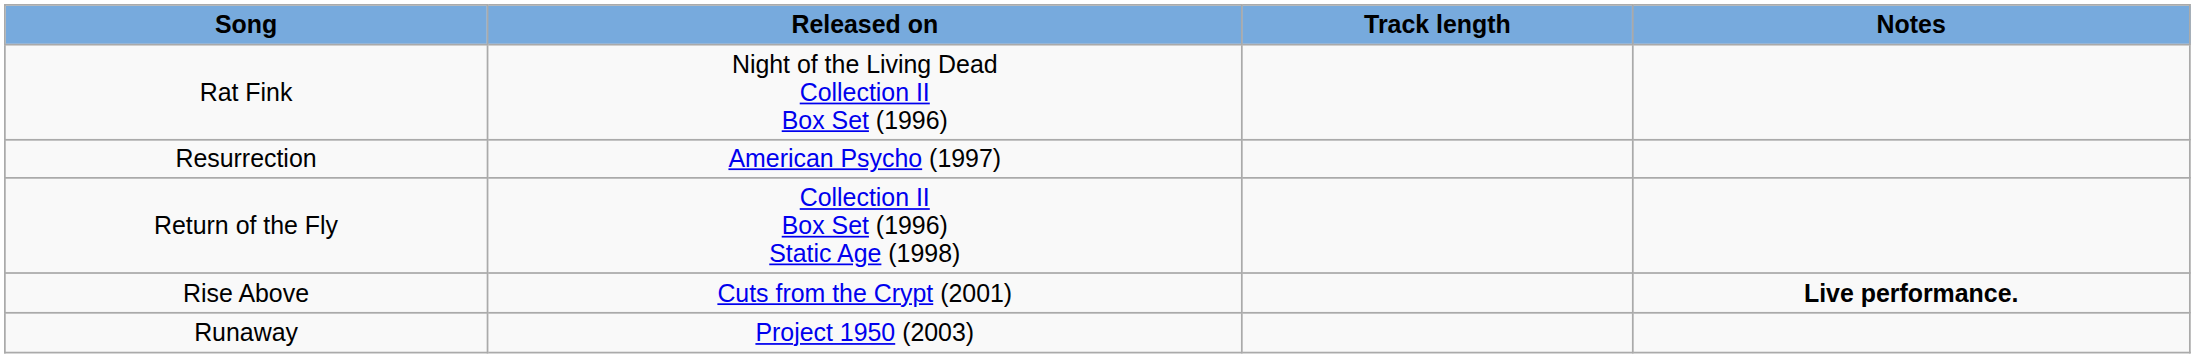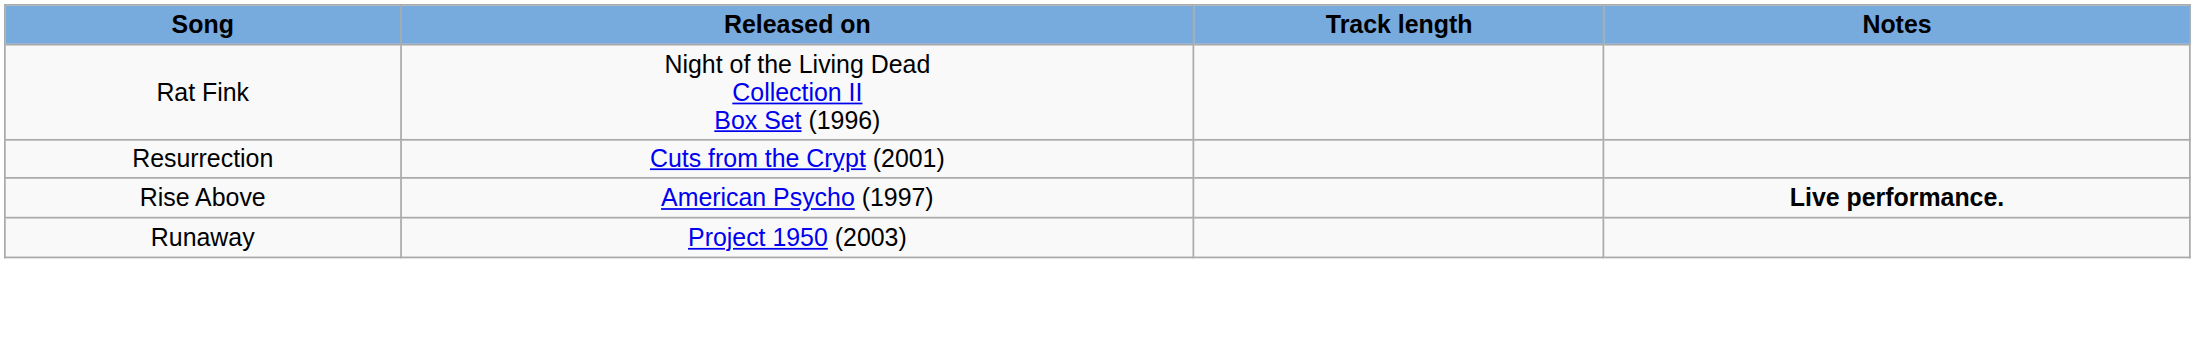(865, 159) American Psycho (1997) -> (797, 159) Cuts from the Crypt (2001)
- row: (246, 226)
(865, 293) Cuts from the Crypt (2001) -> (797, 198) American Psycho (1997)
